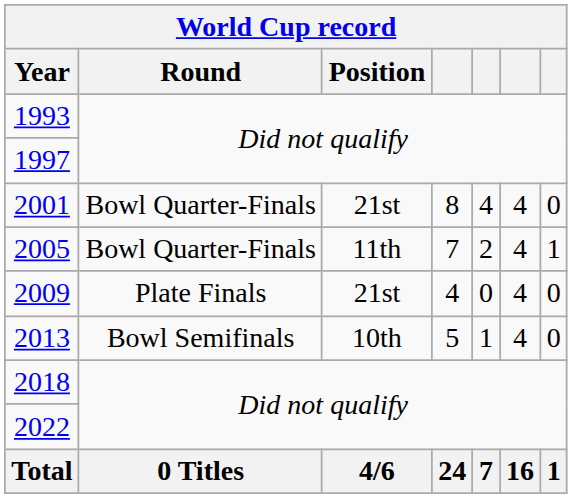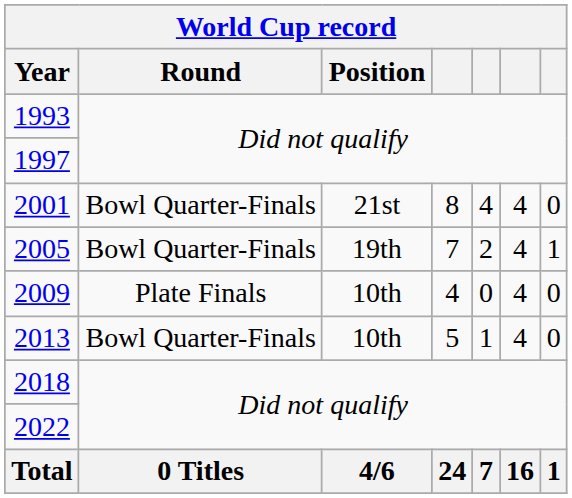(377, 248) 11th -> (377, 248) 19th
(377, 293) 21st -> (377, 293) 10th
(201, 337) Bowl Semifinals -> (201, 337) Bowl Quarter-Finals
